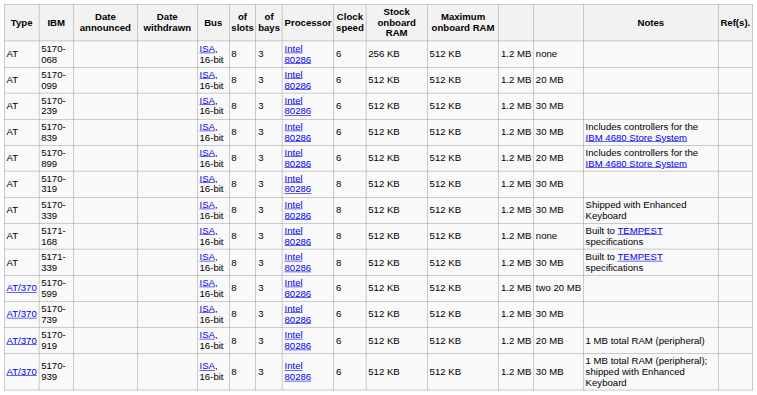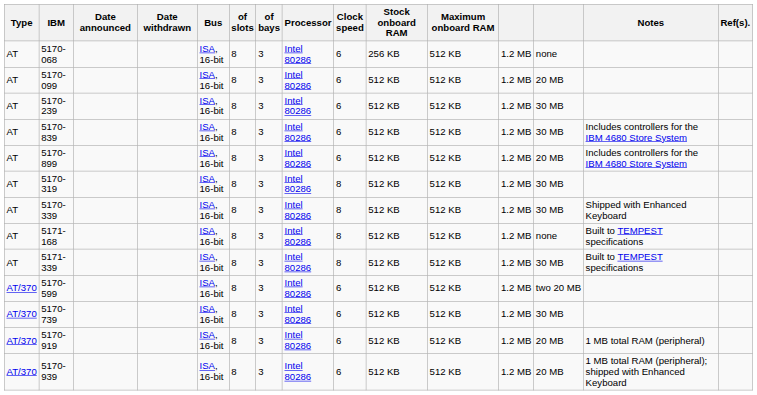(550, 372) 30 MB -> (550, 372) 20 MB
